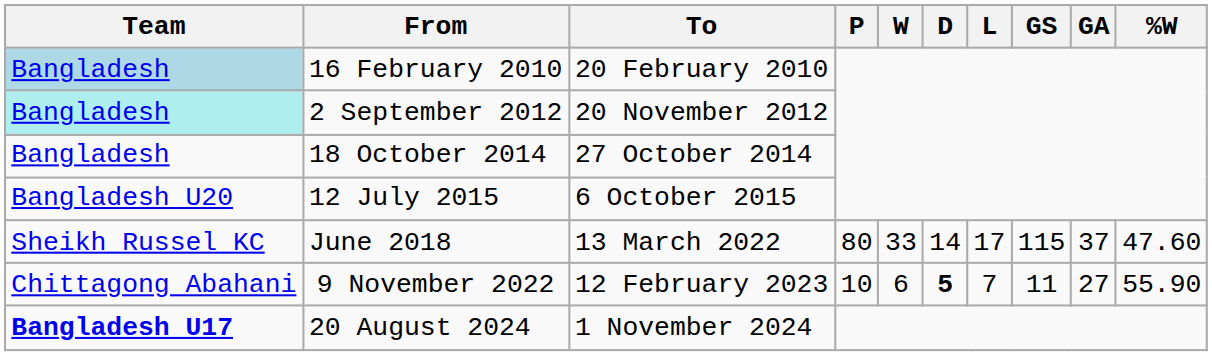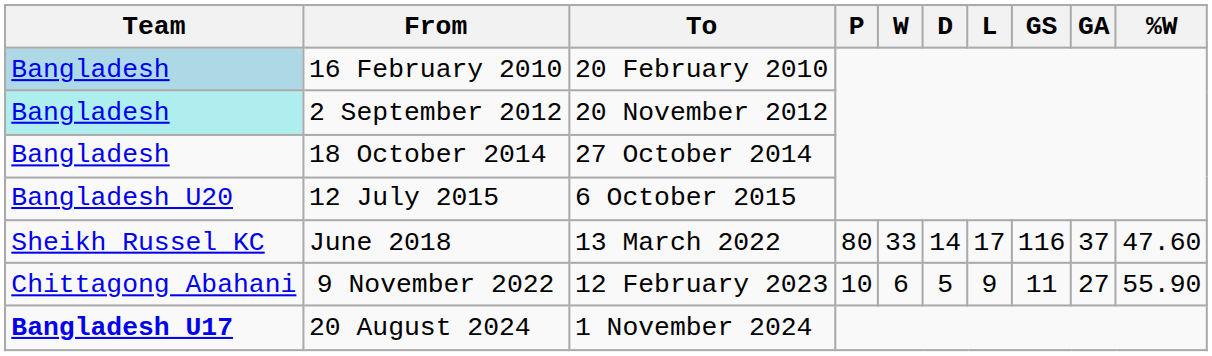(1042, 242) 115 -> (1042, 242) 116
(945, 285) bold -> (945, 285) normal
(989, 285) 7 -> (989, 285) 9
